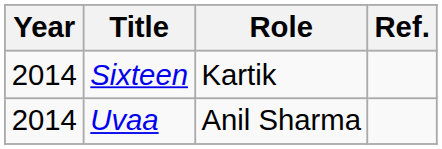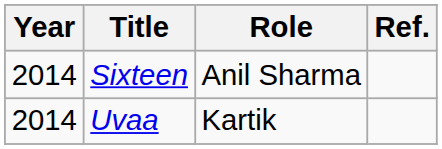(239, 74) Kartik -> (281, 74) Anil Sharma
(281, 120) Anil Sharma -> (239, 120) Kartik
